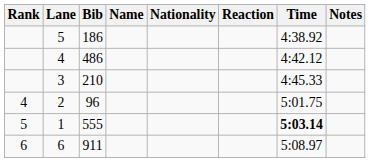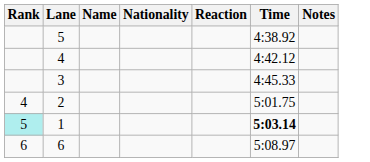- column: (93, 15)
(24, 124) no background -> (24, 124) paleturquoise background
